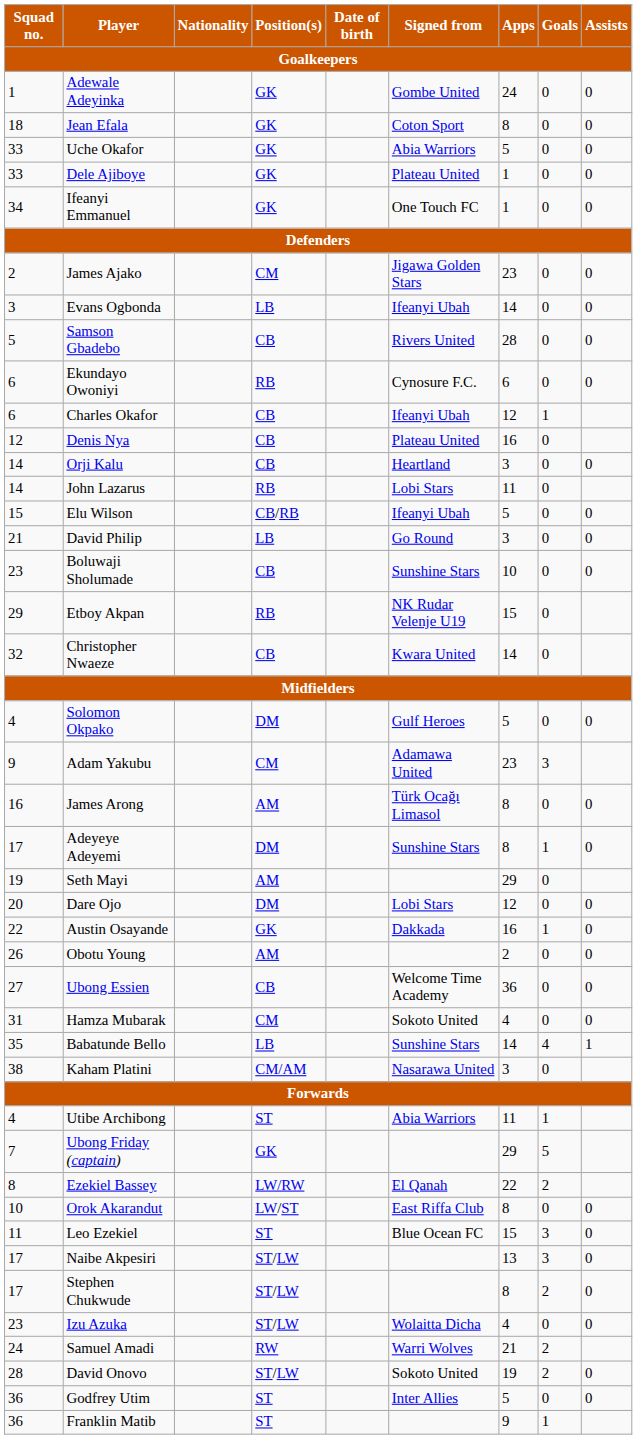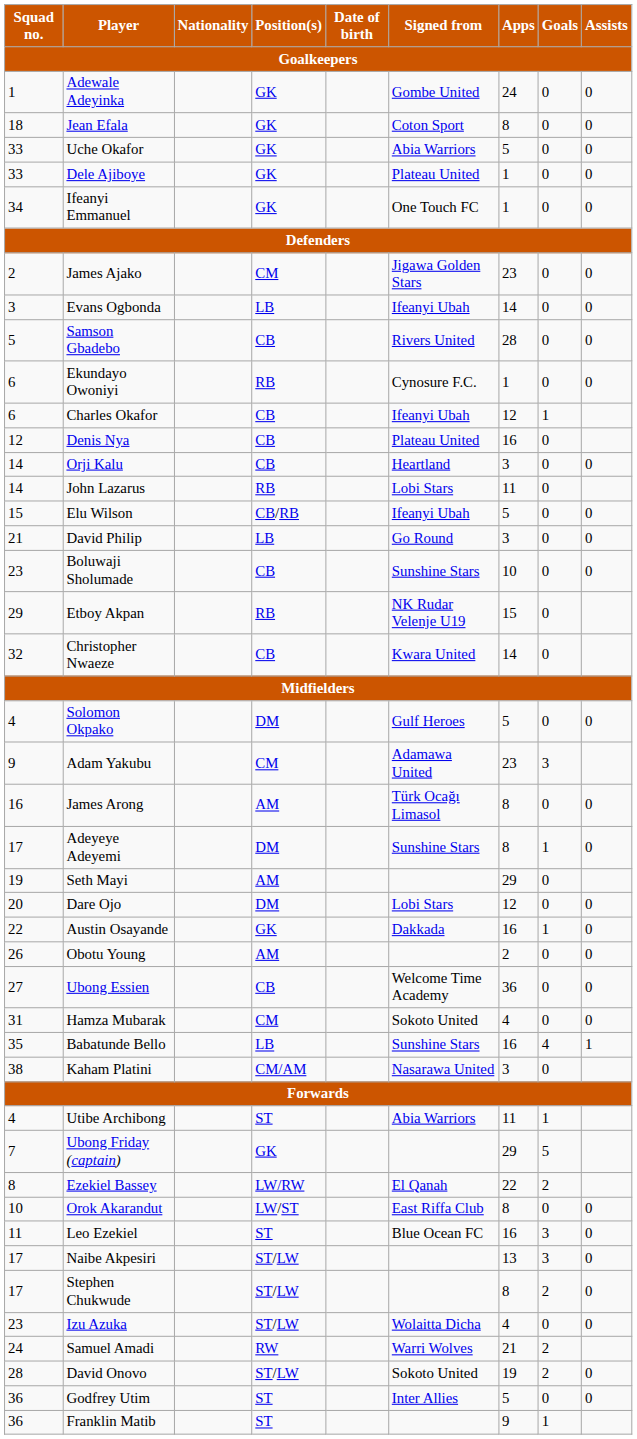(506, 382) 6 -> (506, 382) 1
(509, 1045) 14 -> (509, 1045) 16
(509, 1233) 15 -> (509, 1233) 16
